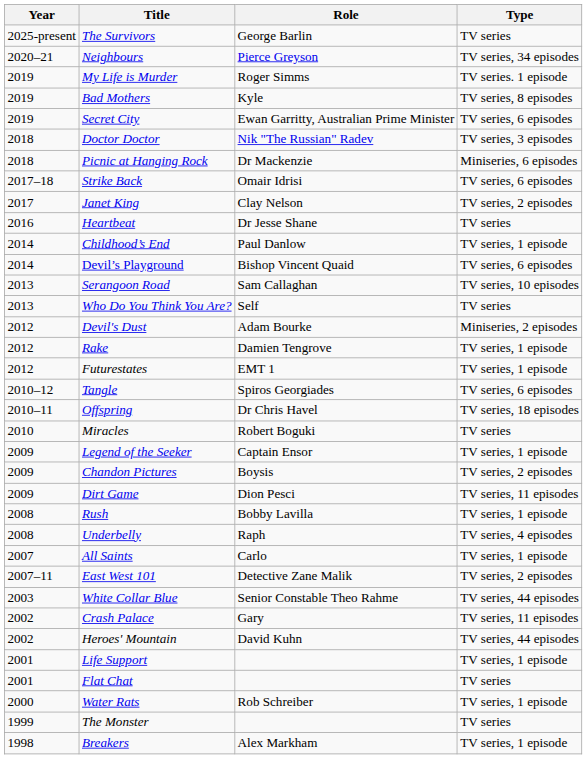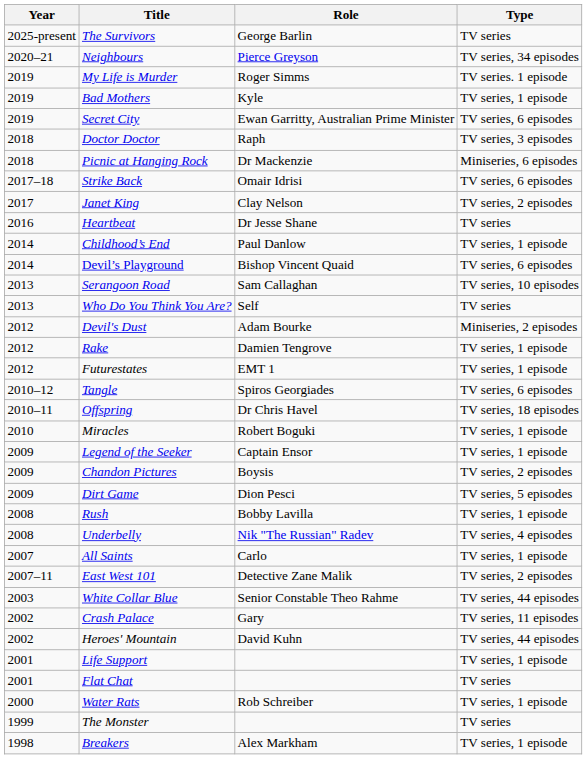(516, 98) TV series, 8 episodes -> (514, 98) TV series, 1 episode
(305, 139) Nik "The Russian" Radev -> (251, 139) Raph
(486, 431) TV series -> (514, 431) TV series, 1 episode
(519, 493) TV series, 11 episodes -> (516, 493) TV series, 5 episodes
(251, 535) Raph -> (305, 535) Nik "The Russian" Radev
